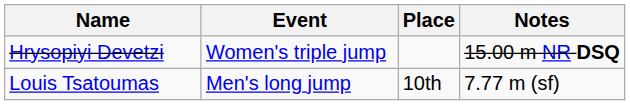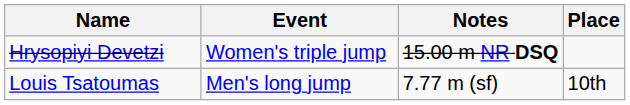columns swapped: (429, 20) <-> (542, 20)
